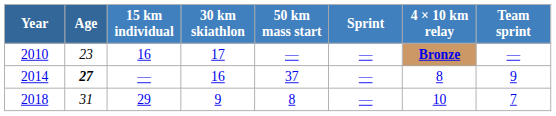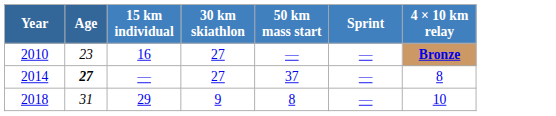- column: (513, 24)
(218, 54) 17 -> (218, 54) 27
(218, 77) 16 -> (218, 77) 27
